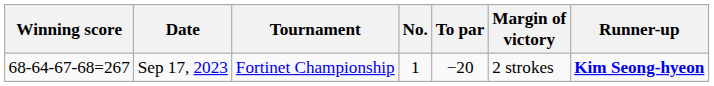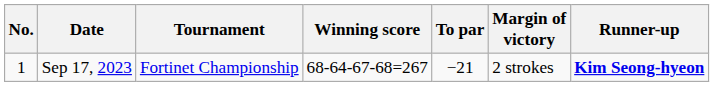columns swapped: (415, 29) <-> (69, 29)
(460, 67) −20 -> (460, 67) −21
